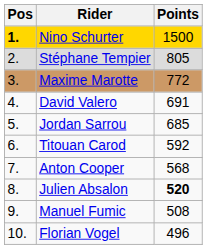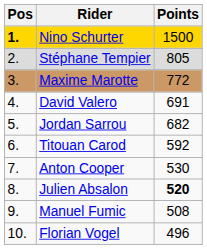(178, 124) 685 -> (178, 124) 682
(178, 168) 568 -> (178, 168) 530
